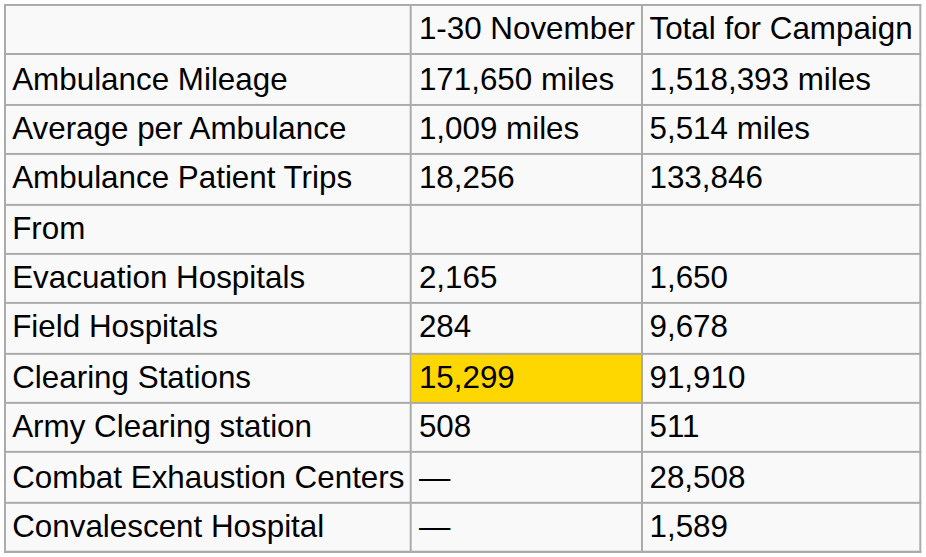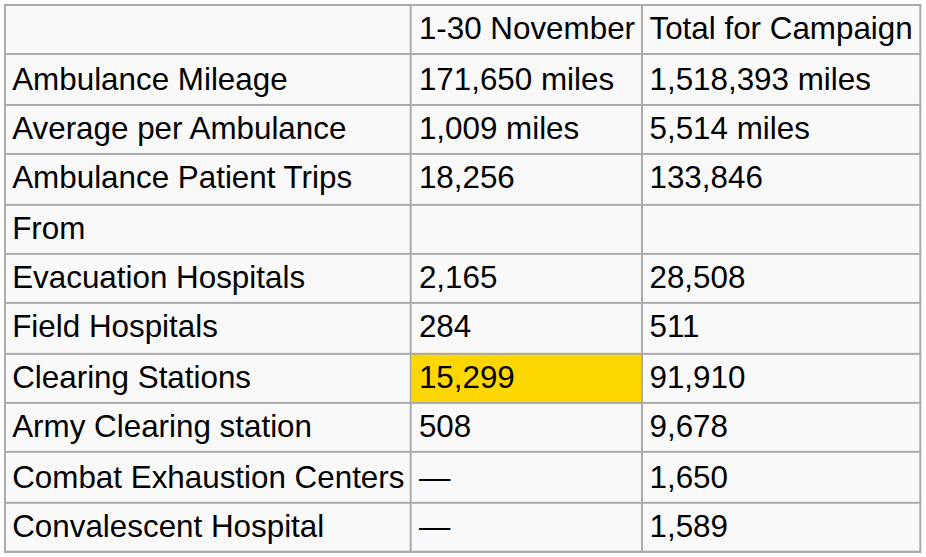(689, 278) 1,650 -> (697, 278) 28,508
(689, 327) 9,678 -> (674, 327) 511
(674, 427) 511 -> (689, 427) 9,678
(697, 476) 28,508 -> (689, 476) 1,650
